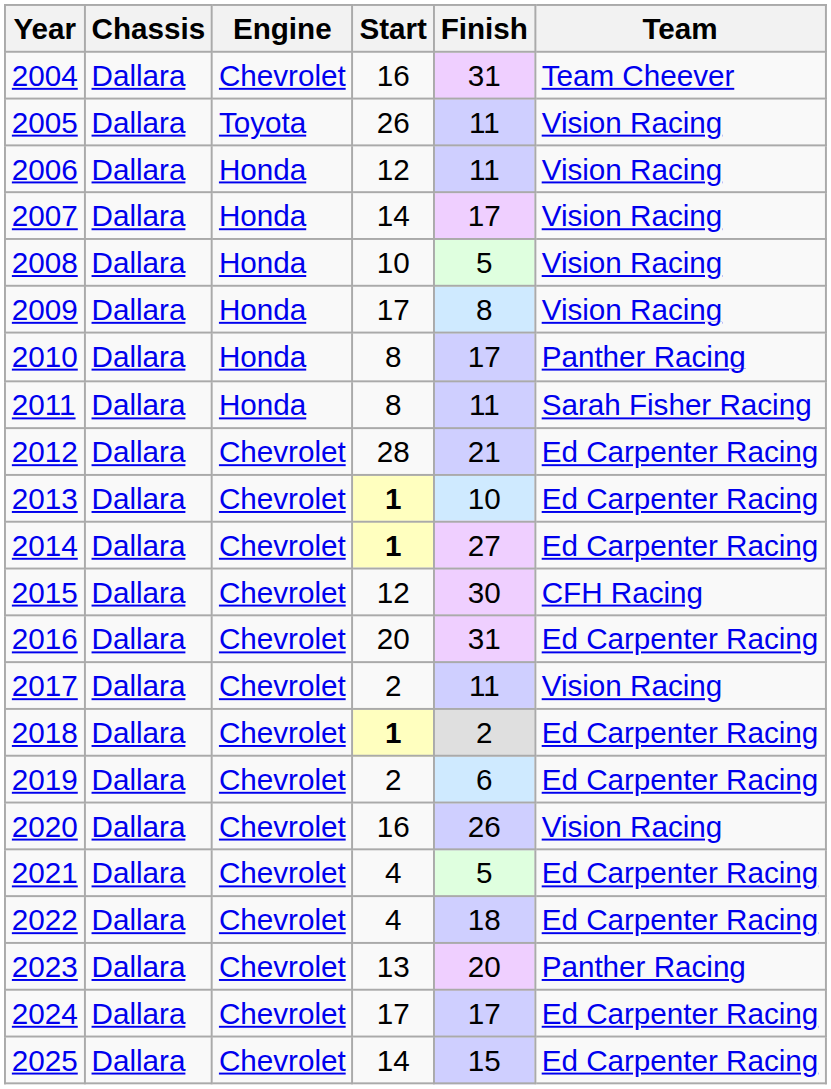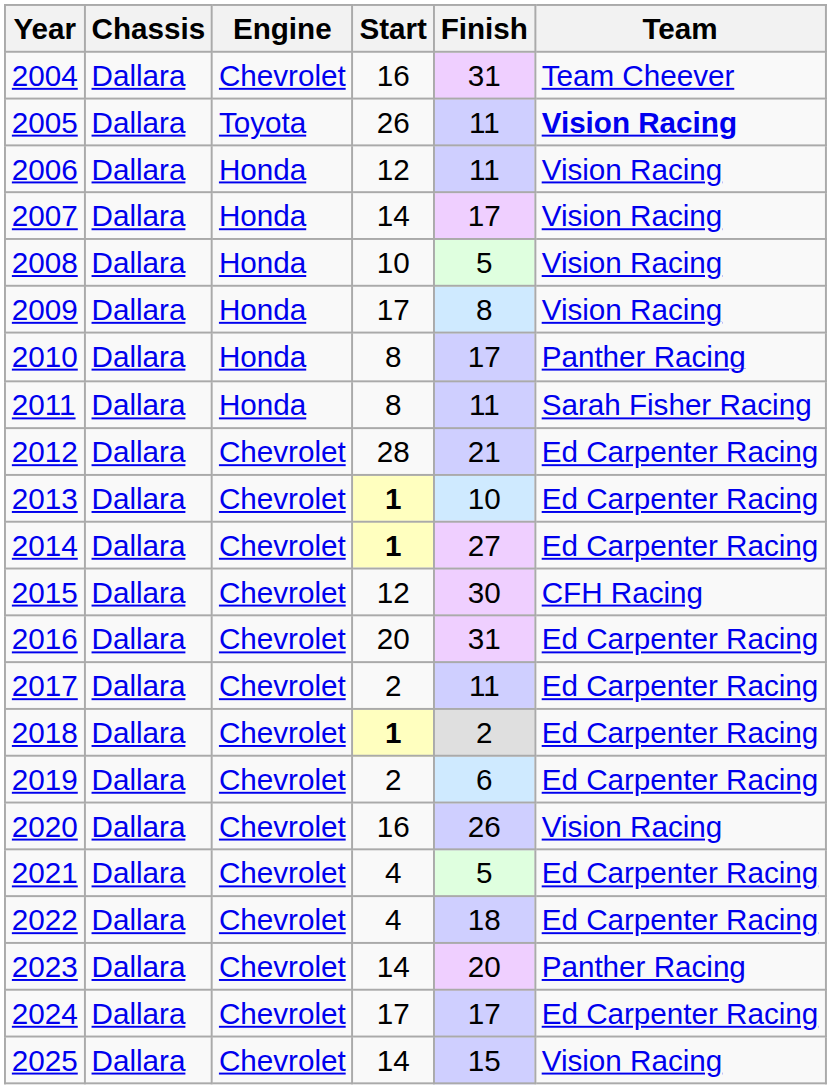(632, 122) normal -> (639, 122) bold
(632, 686) Vision Racing -> (680, 686) Ed Carpenter Racing
(393, 967) 13 -> (393, 967) 14
(680, 1061) Ed Carpenter Racing -> (632, 1061) Vision Racing
